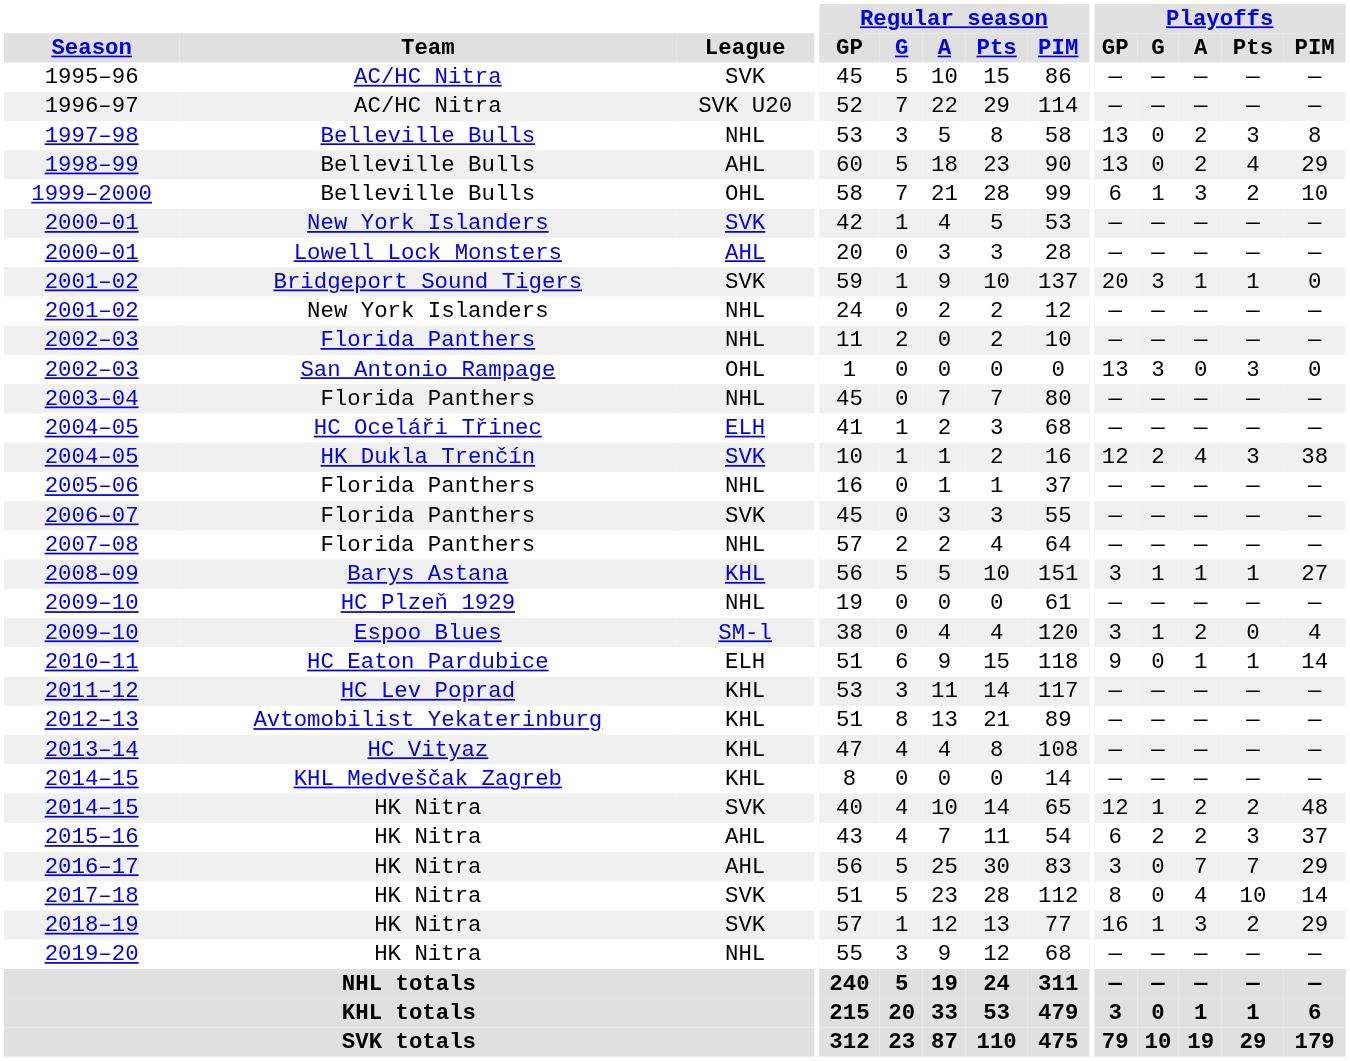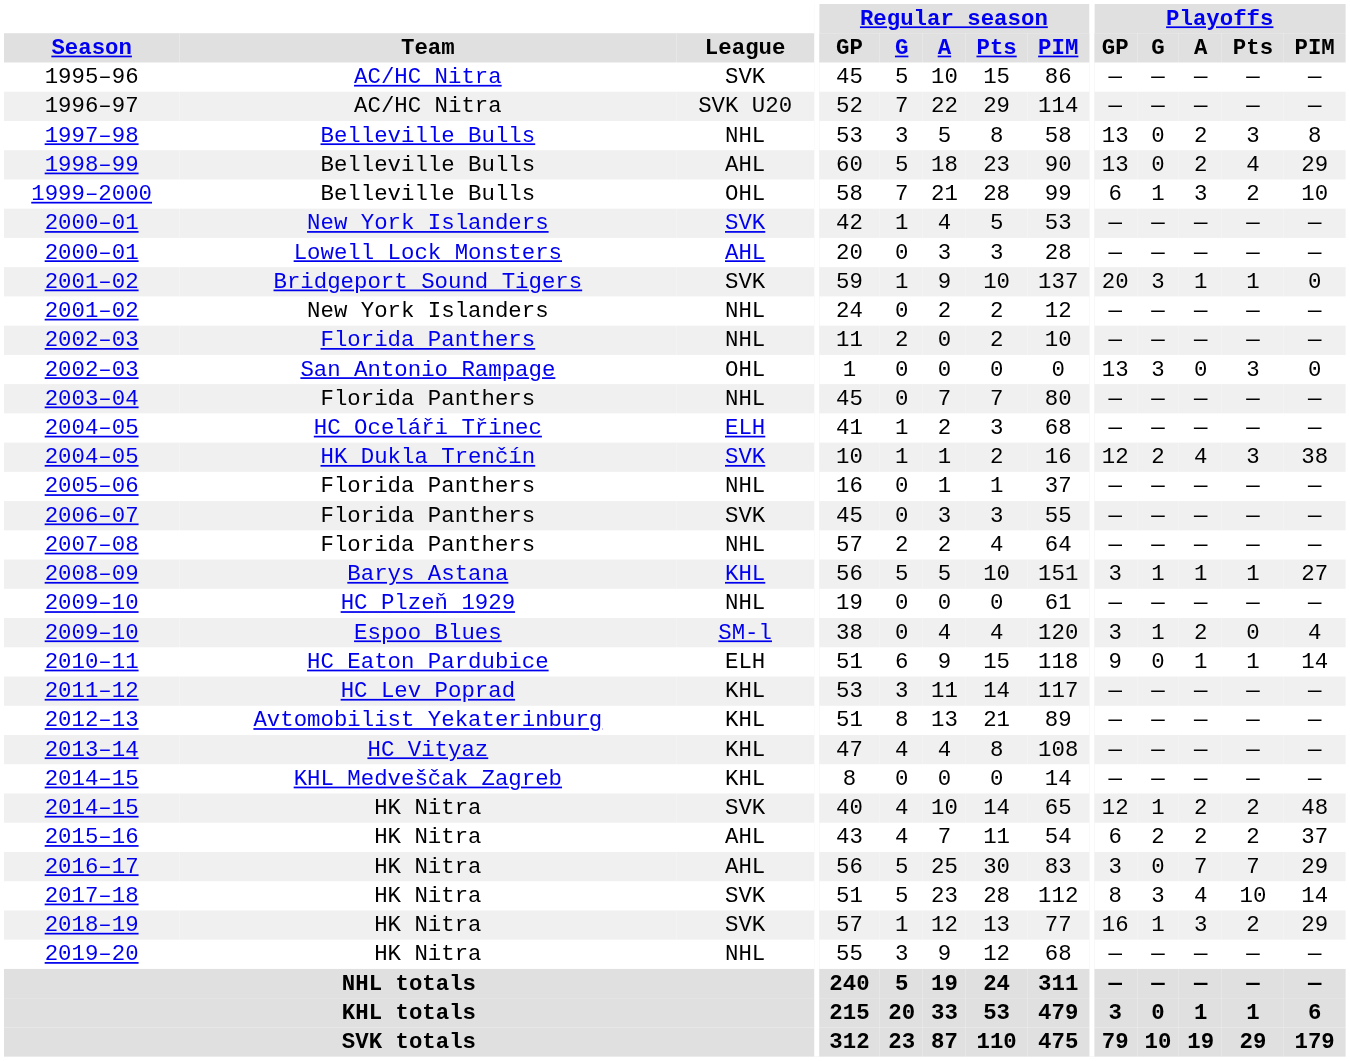(1253, 837) 3 -> (1253, 837) 2
(1158, 896) 0 -> (1158, 896) 3
